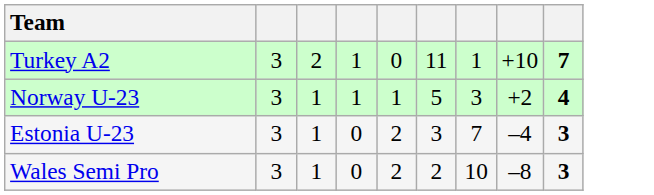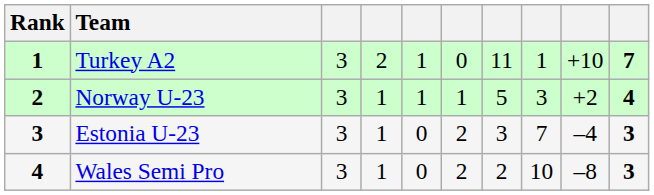+ column: (37, 23)
